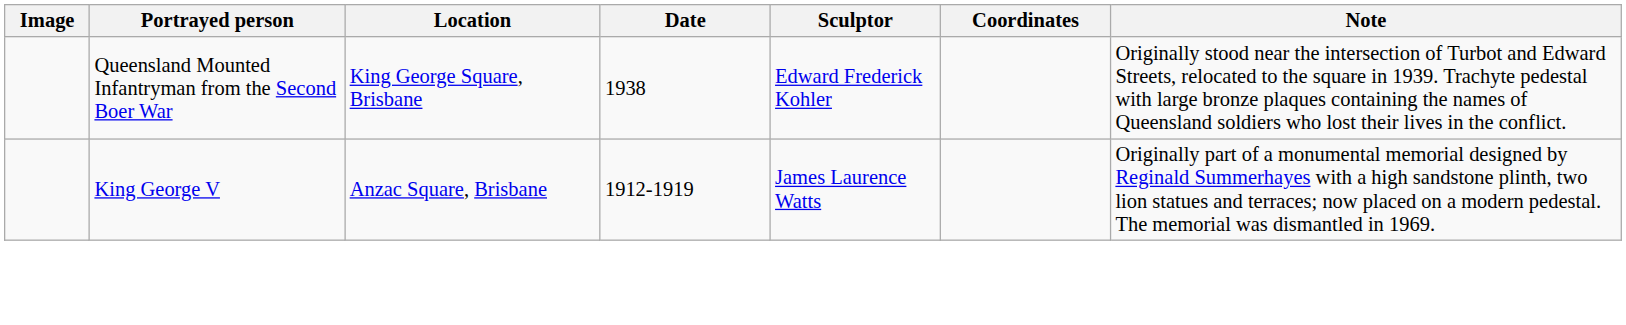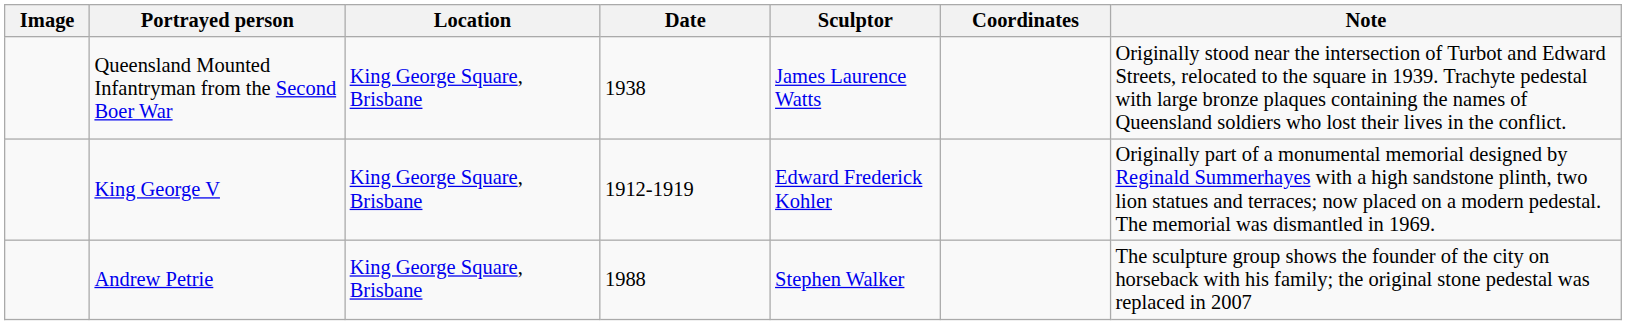(849, 87) Edward Frederick Kohler -> (841, 87) James Laurence Watts
(448, 189) Anzac Square, Brisbane -> (436, 189) King George Square, Brisbane
(841, 189) James Laurence Watts -> (849, 189) Edward Frederick Kohler
+ row: (154, 279)
